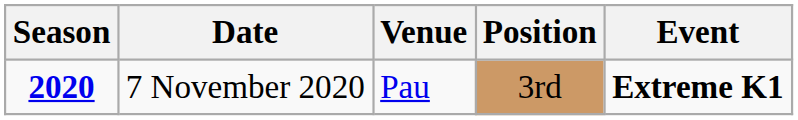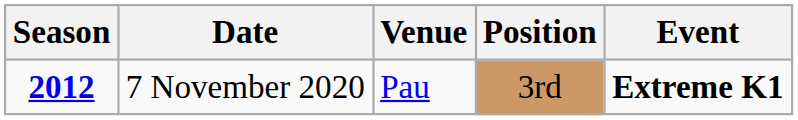(62, 86) 2020 -> (62, 86) 2012
